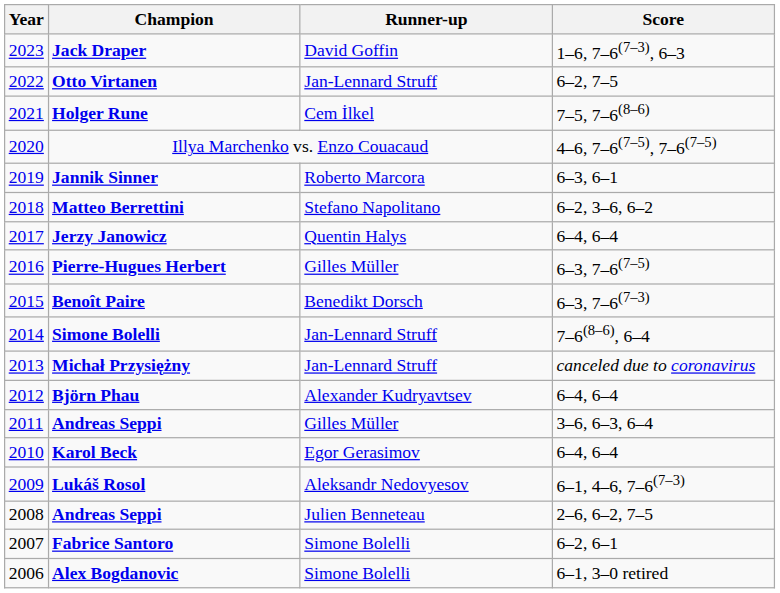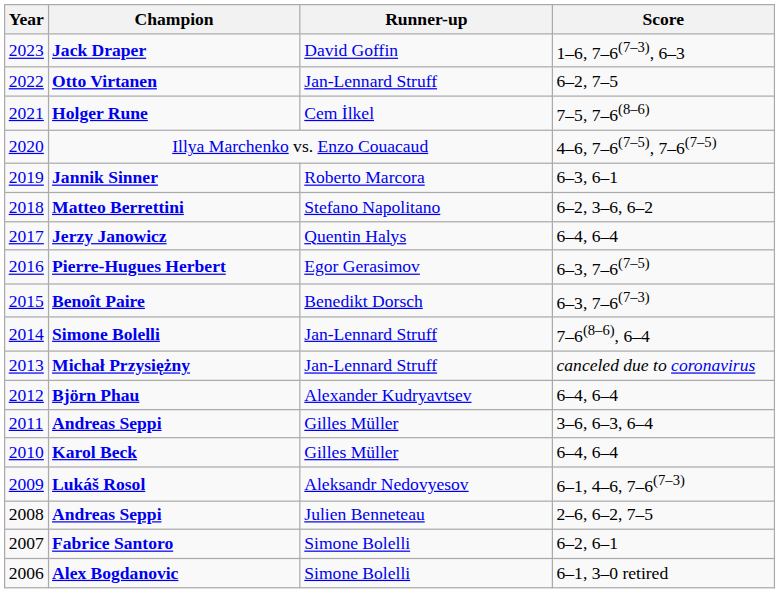(351, 267) Gilles Müller -> (362, 267) Egor Gerasimov
(362, 452) Egor Gerasimov -> (351, 452) Gilles Müller
